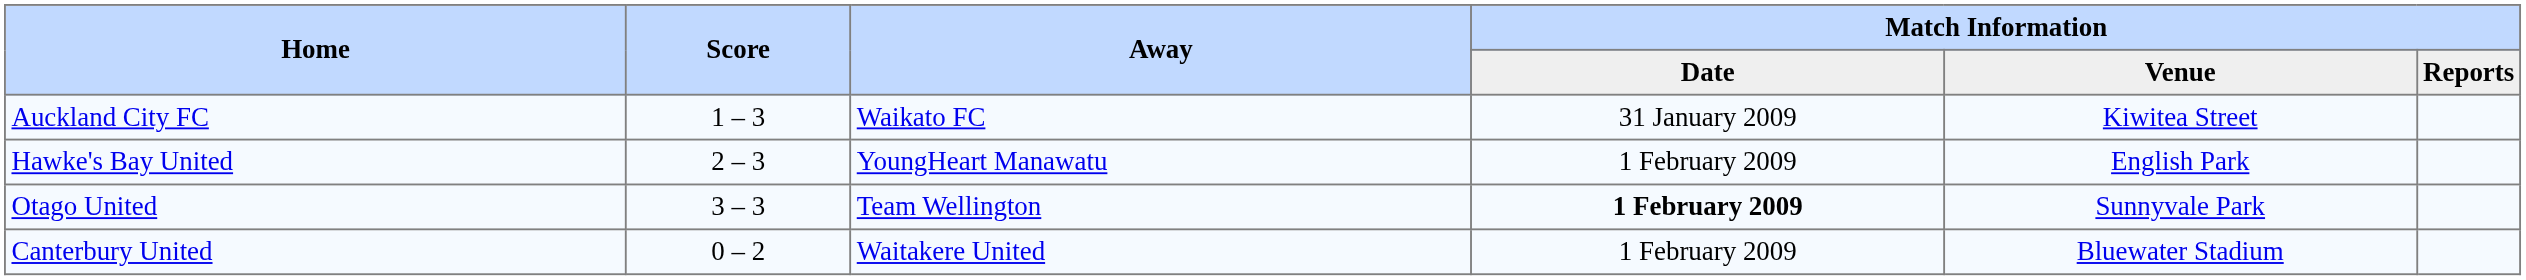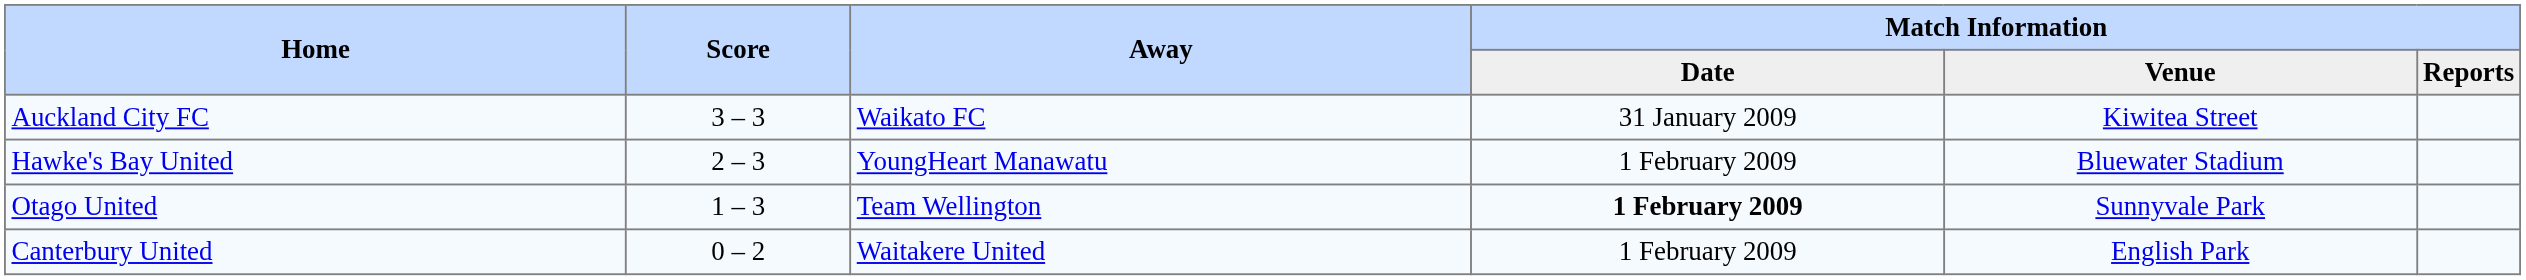(738, 116) 1 – 3 -> (738, 116) 3 – 3
(2180, 161) English Park -> (2180, 161) Bluewater Stadium
(738, 206) 3 – 3 -> (738, 206) 1 – 3
(2180, 251) Bluewater Stadium -> (2180, 251) English Park
